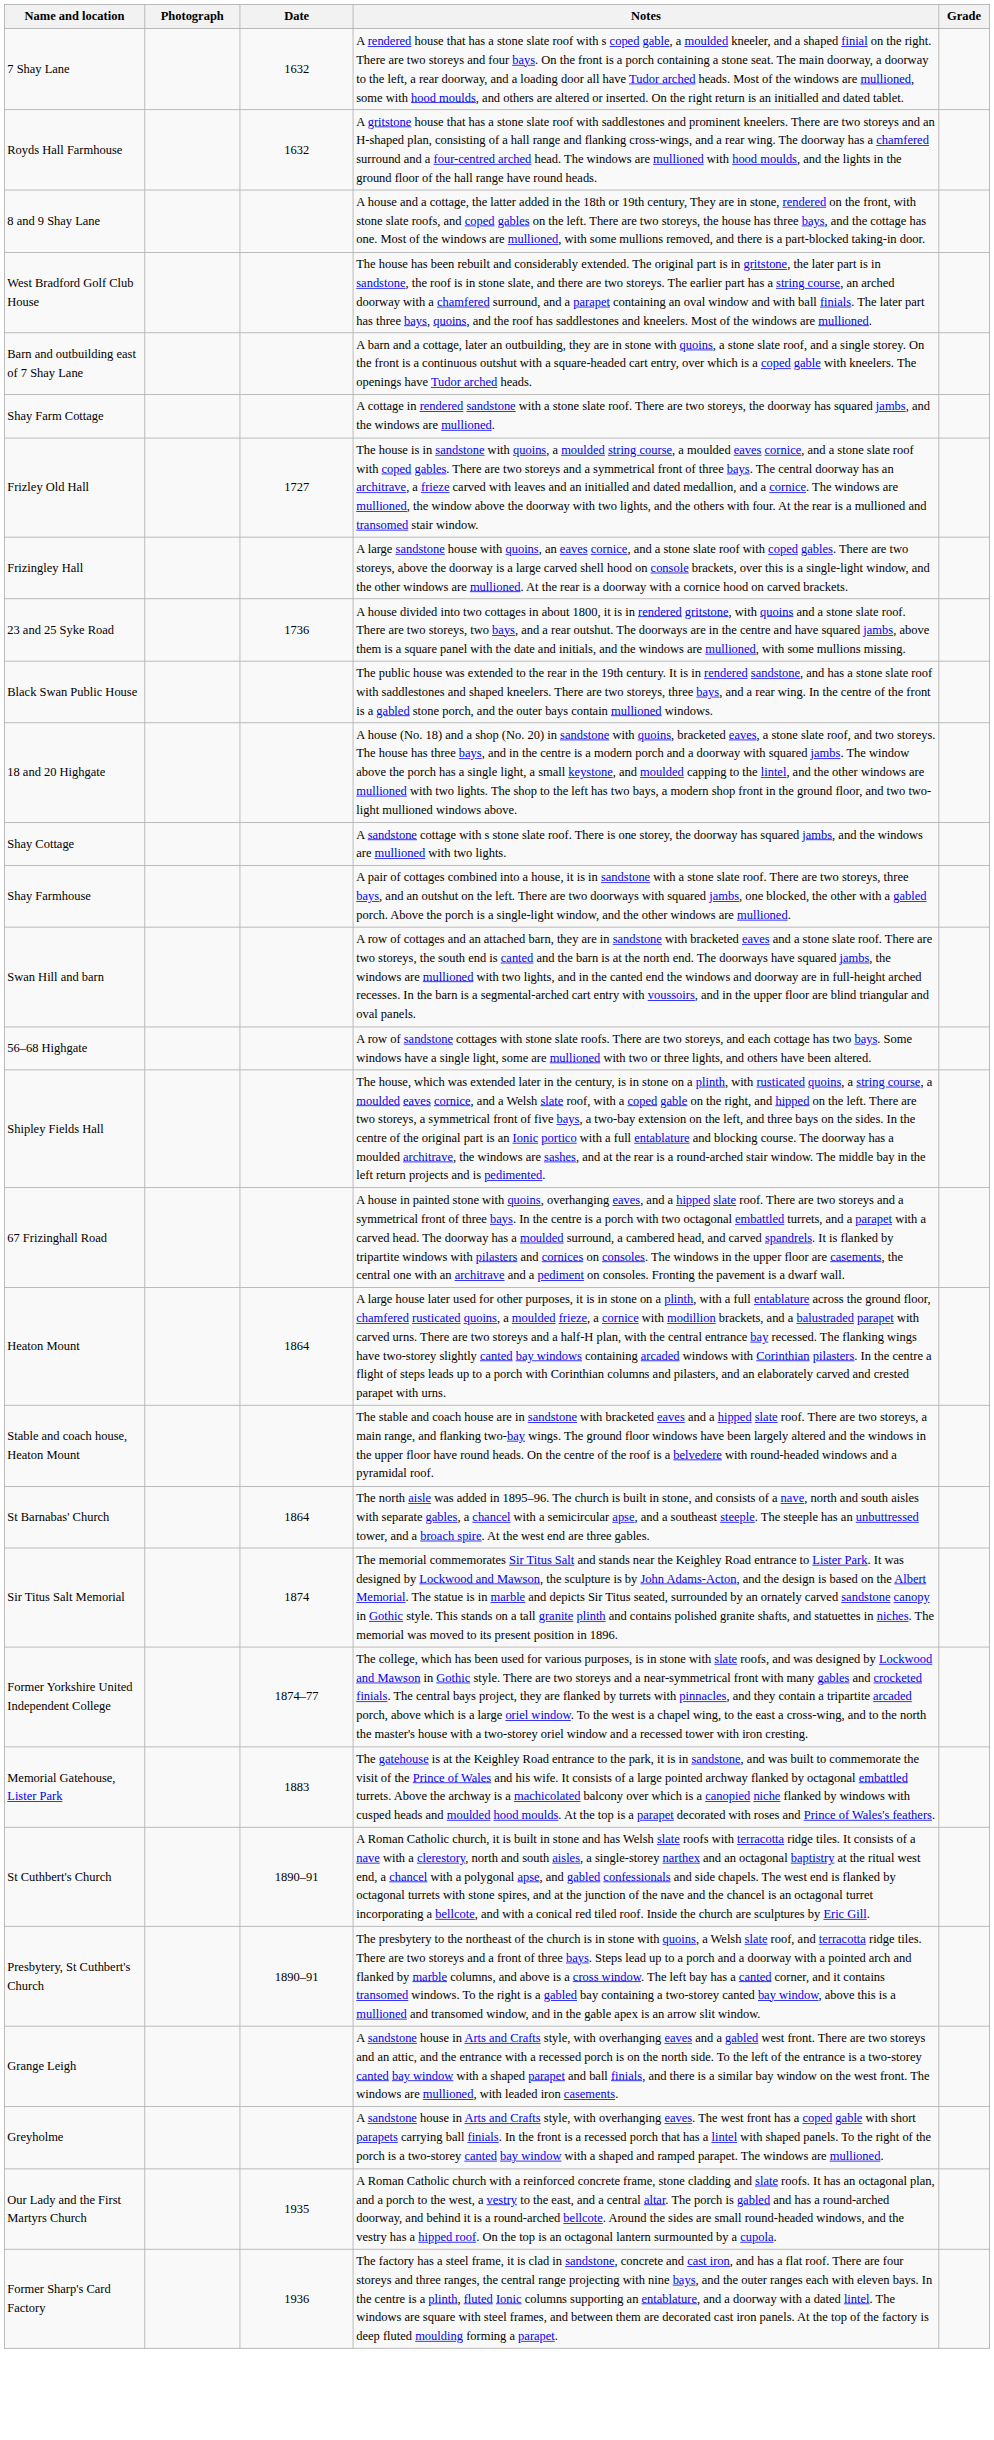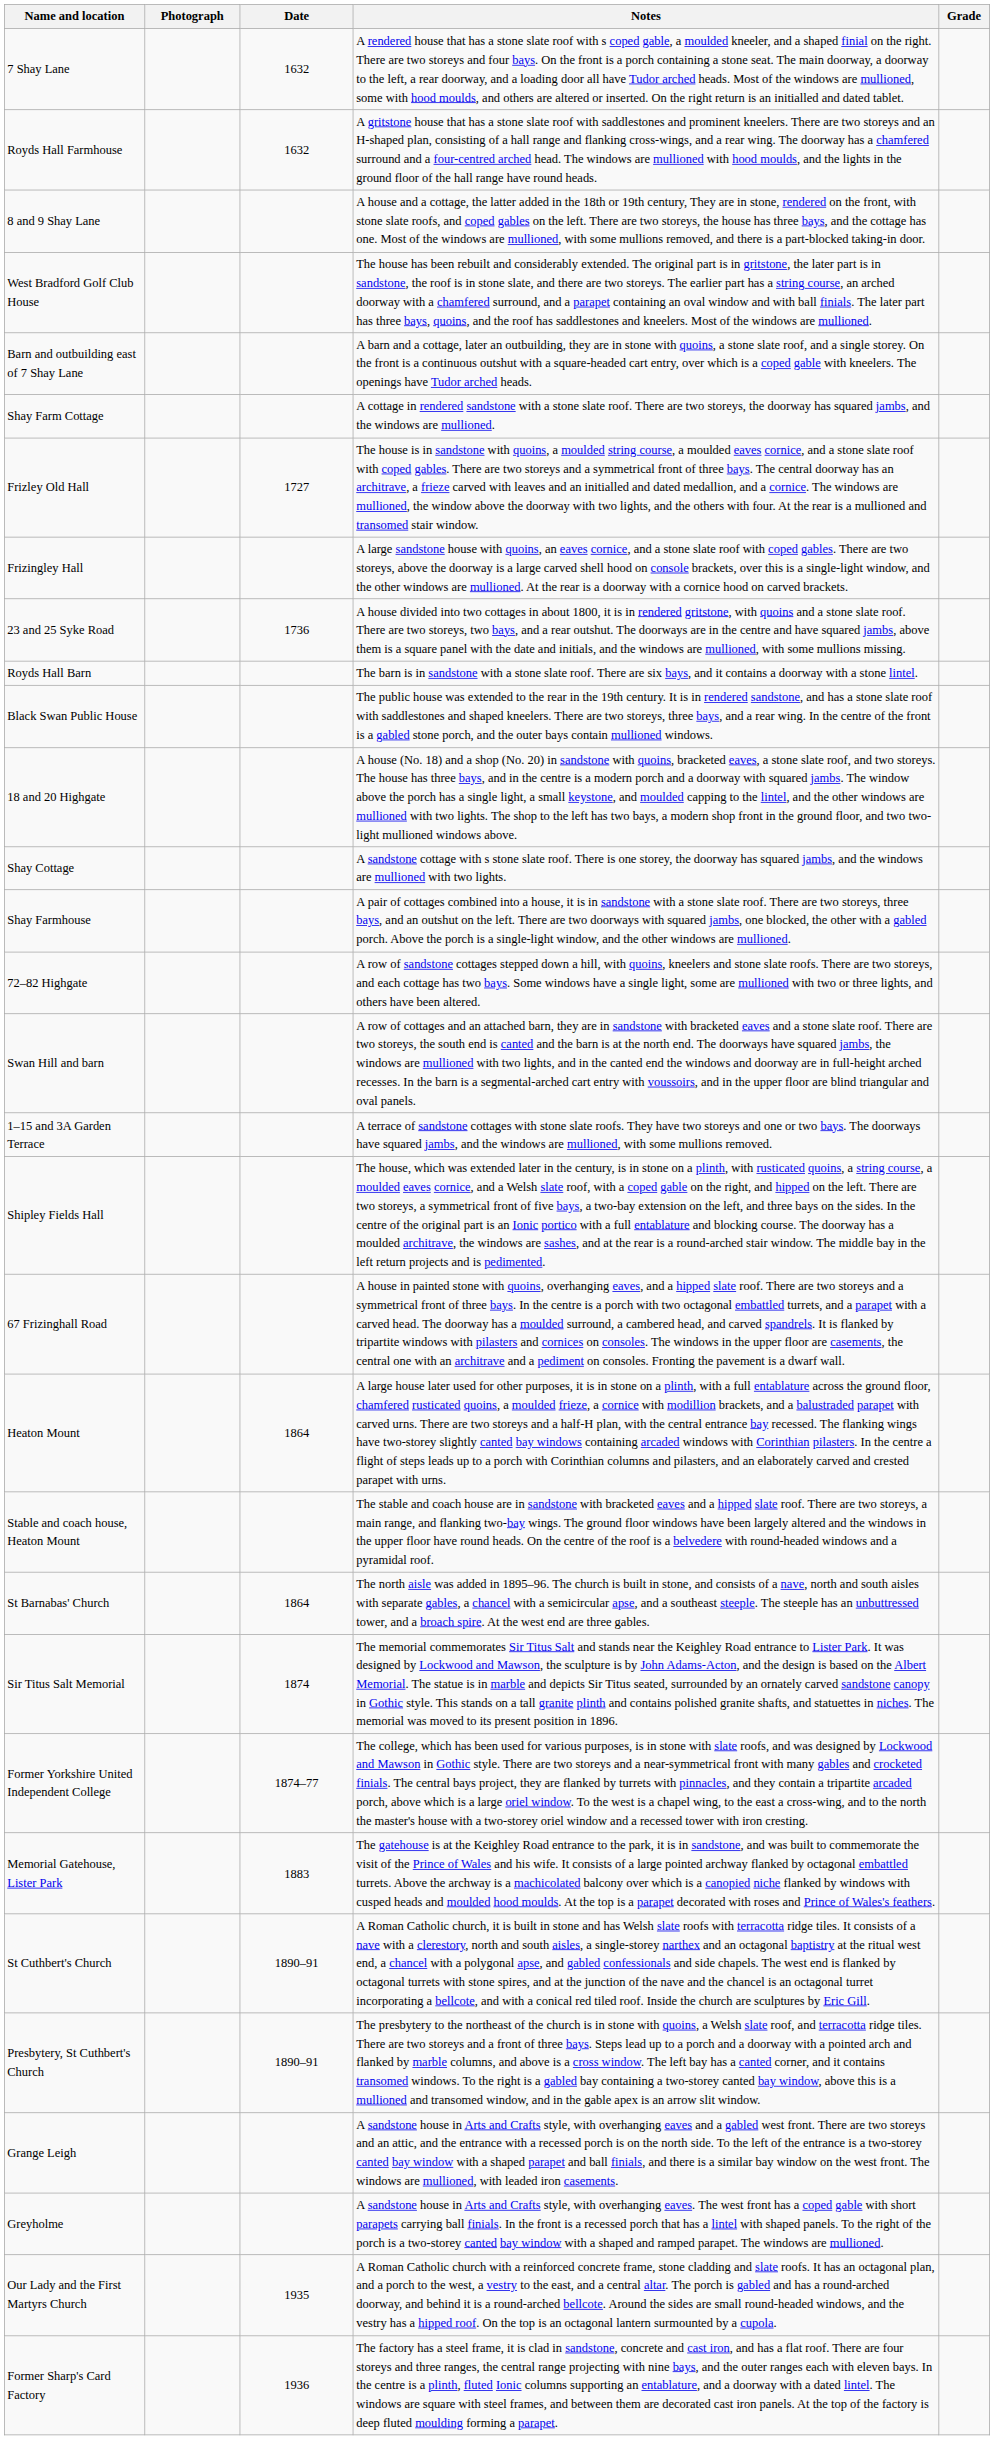+ row: (49, 673)
+ row: (47, 982)
+ row: (59, 1134)
- row: (47, 1048)
